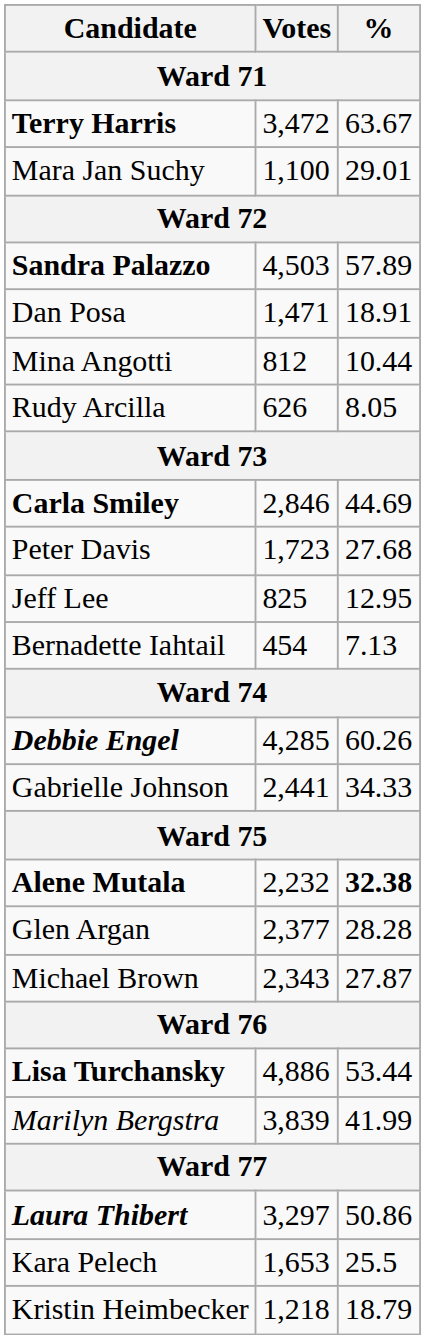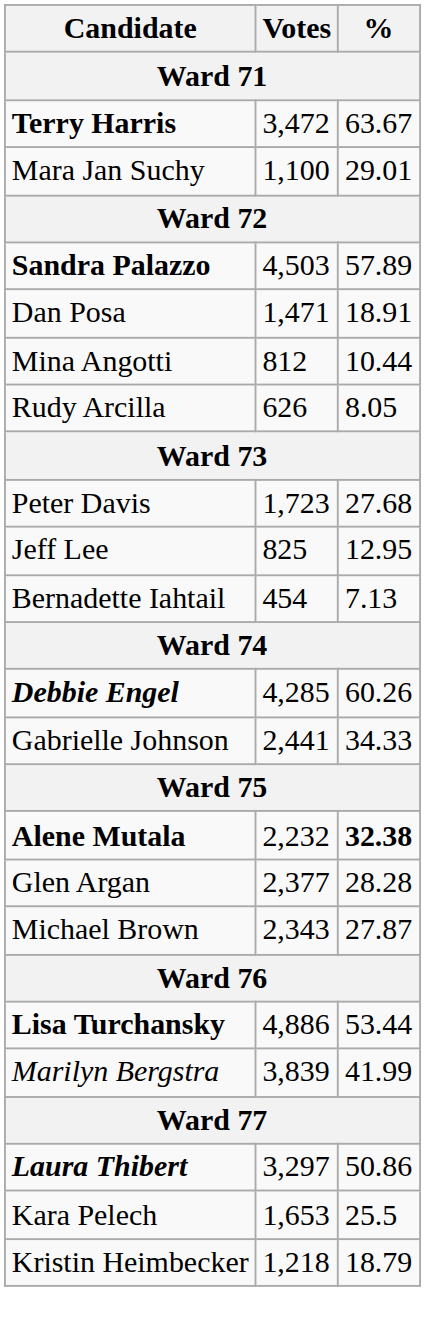- row: (95, 502)
